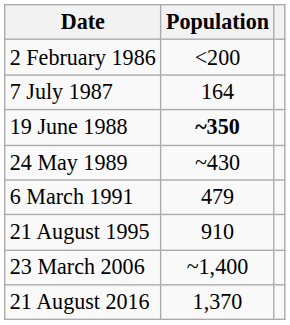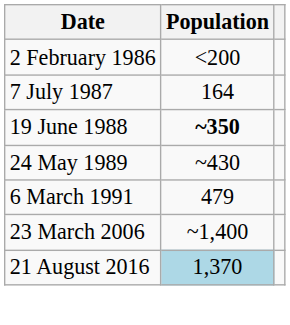- row: (80, 232)
(217, 302) no background -> (217, 267) lightblue background
